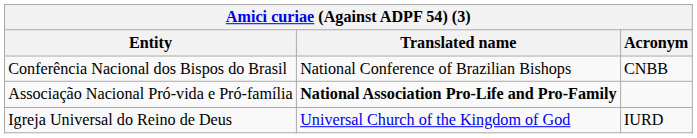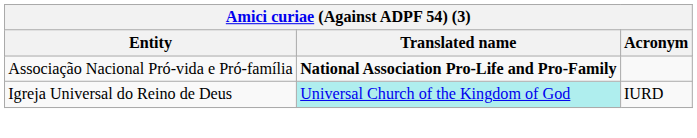- row: (148, 68)
(435, 119) no background -> (435, 94) paleturquoise background
